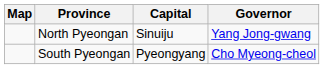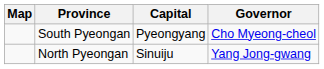rows swapped: (83, 34) <-> (84, 53)
